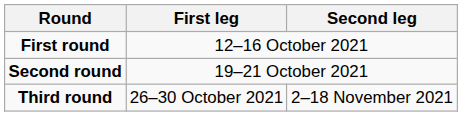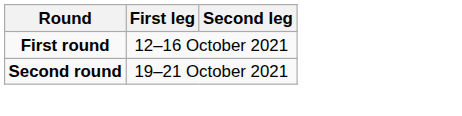- row: (65, 98)
